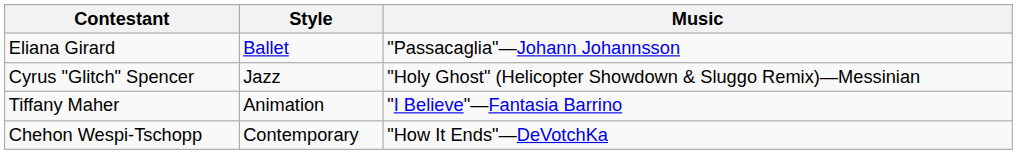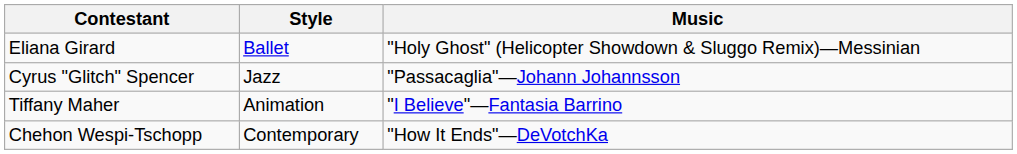(534, 47) "Passacaglia"—Johann Johannsson -> (654, 47) "Holy Ghost" (Helicopter Showdown & Sluggo Remix)—Messinian
(654, 76) "Holy Ghost" (Helicopter Showdown & Sluggo Remix)—Messinian -> (534, 76) "Passacaglia"—Johann Johannsson
